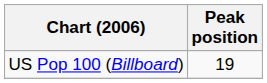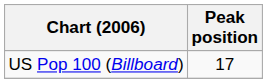(225, 64) 19 -> (225, 64) 17
